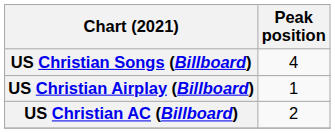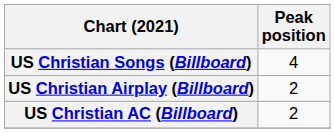(294, 88) 1 -> (294, 88) 2
